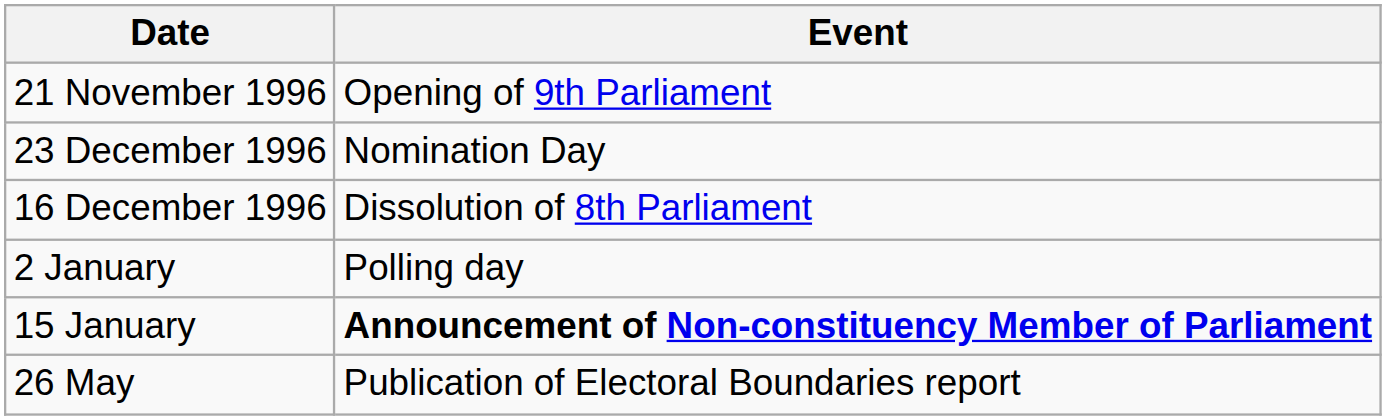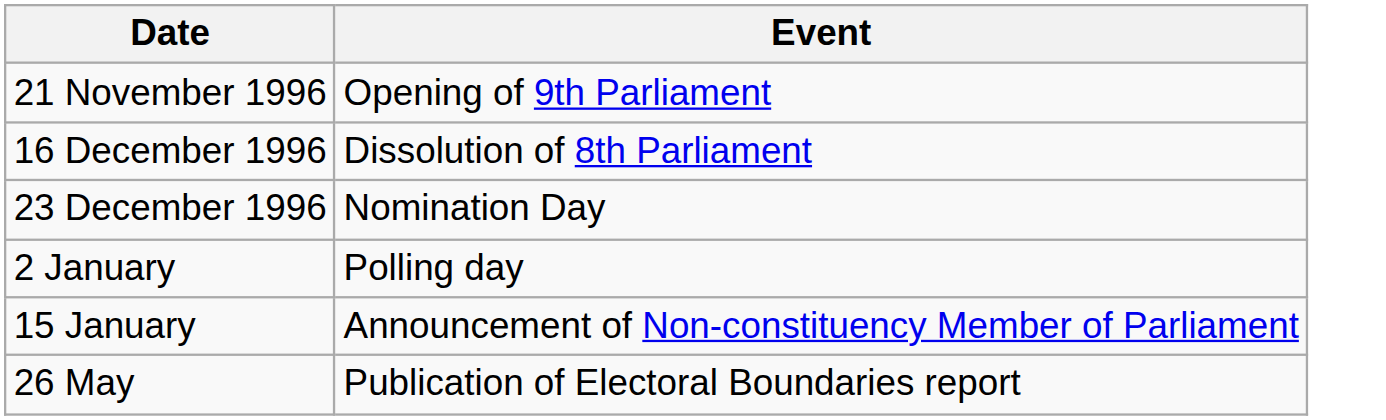rows swapped: (170, 208) <-> (170, 150)
(858, 325) bold -> (821, 325) normal
